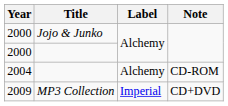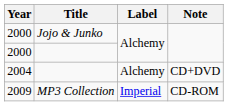(195, 71) CD-ROM -> (195, 71) CD+DVD
(195, 91) CD+DVD -> (195, 91) CD-ROM
